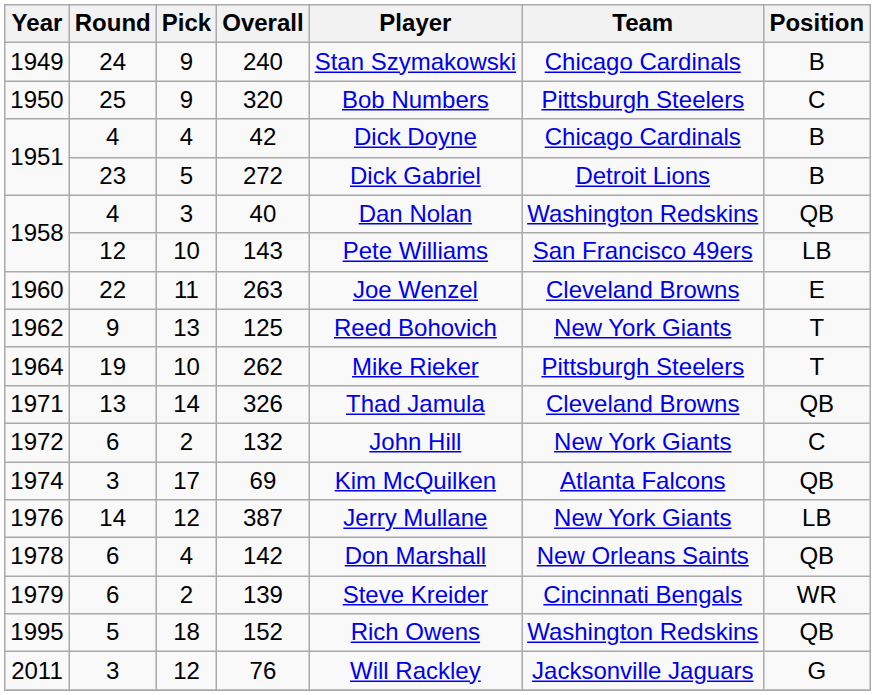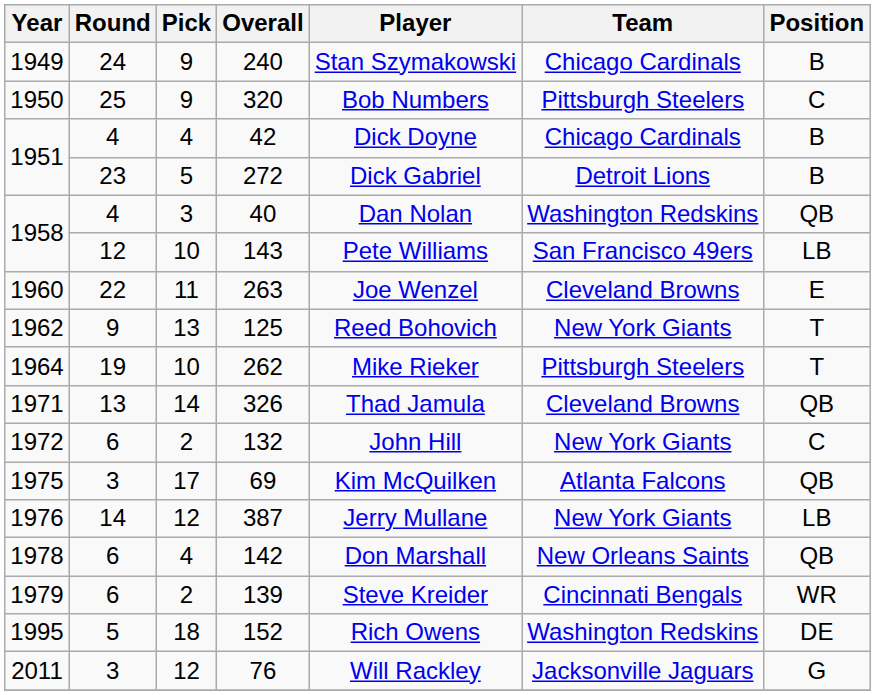(37, 480) 1974 -> (37, 480) 1975
(817, 632) QB -> (817, 632) DE
